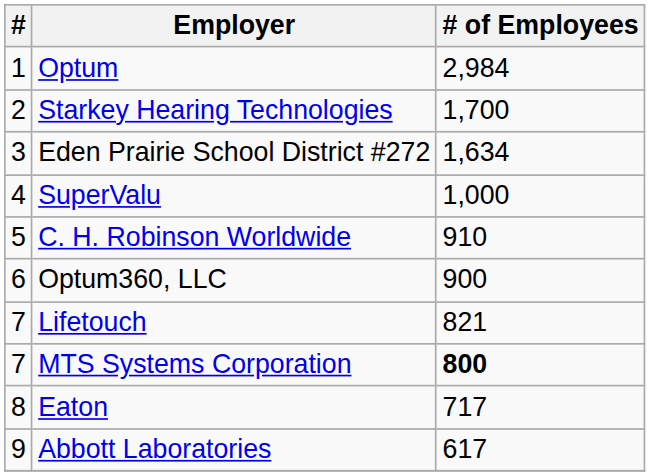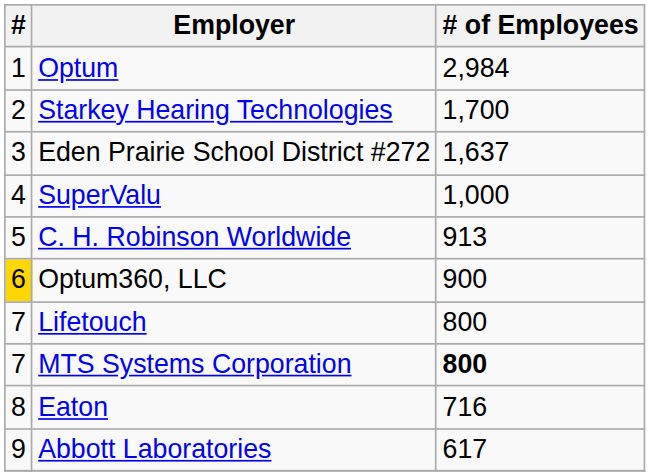(476, 152) 1,634 -> (476, 152) 1,637
(465, 237) 910 -> (465, 237) 913
(18, 279) no background -> (18, 279) gold background
(465, 322) 821 -> (465, 322) 800
(465, 407) 717 -> (465, 407) 716
